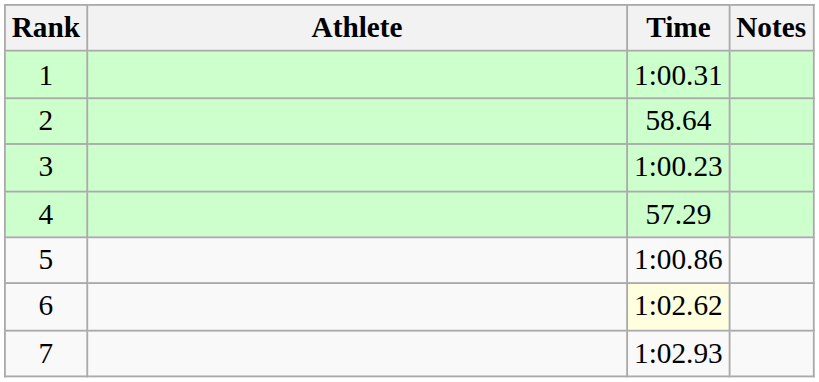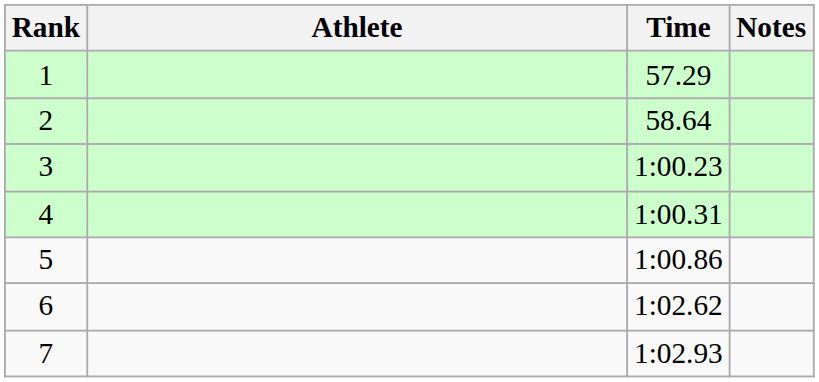(678, 74) 1:00.31 -> (678, 74) 57.29
(678, 213) 57.29 -> (678, 213) 1:00.31
(678, 306) lightyellow background -> (678, 306) no background
